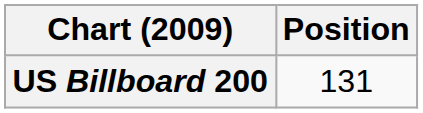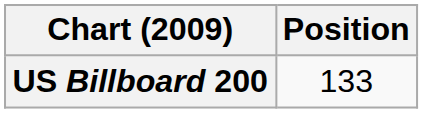(346, 81) 131 -> (346, 81) 133
